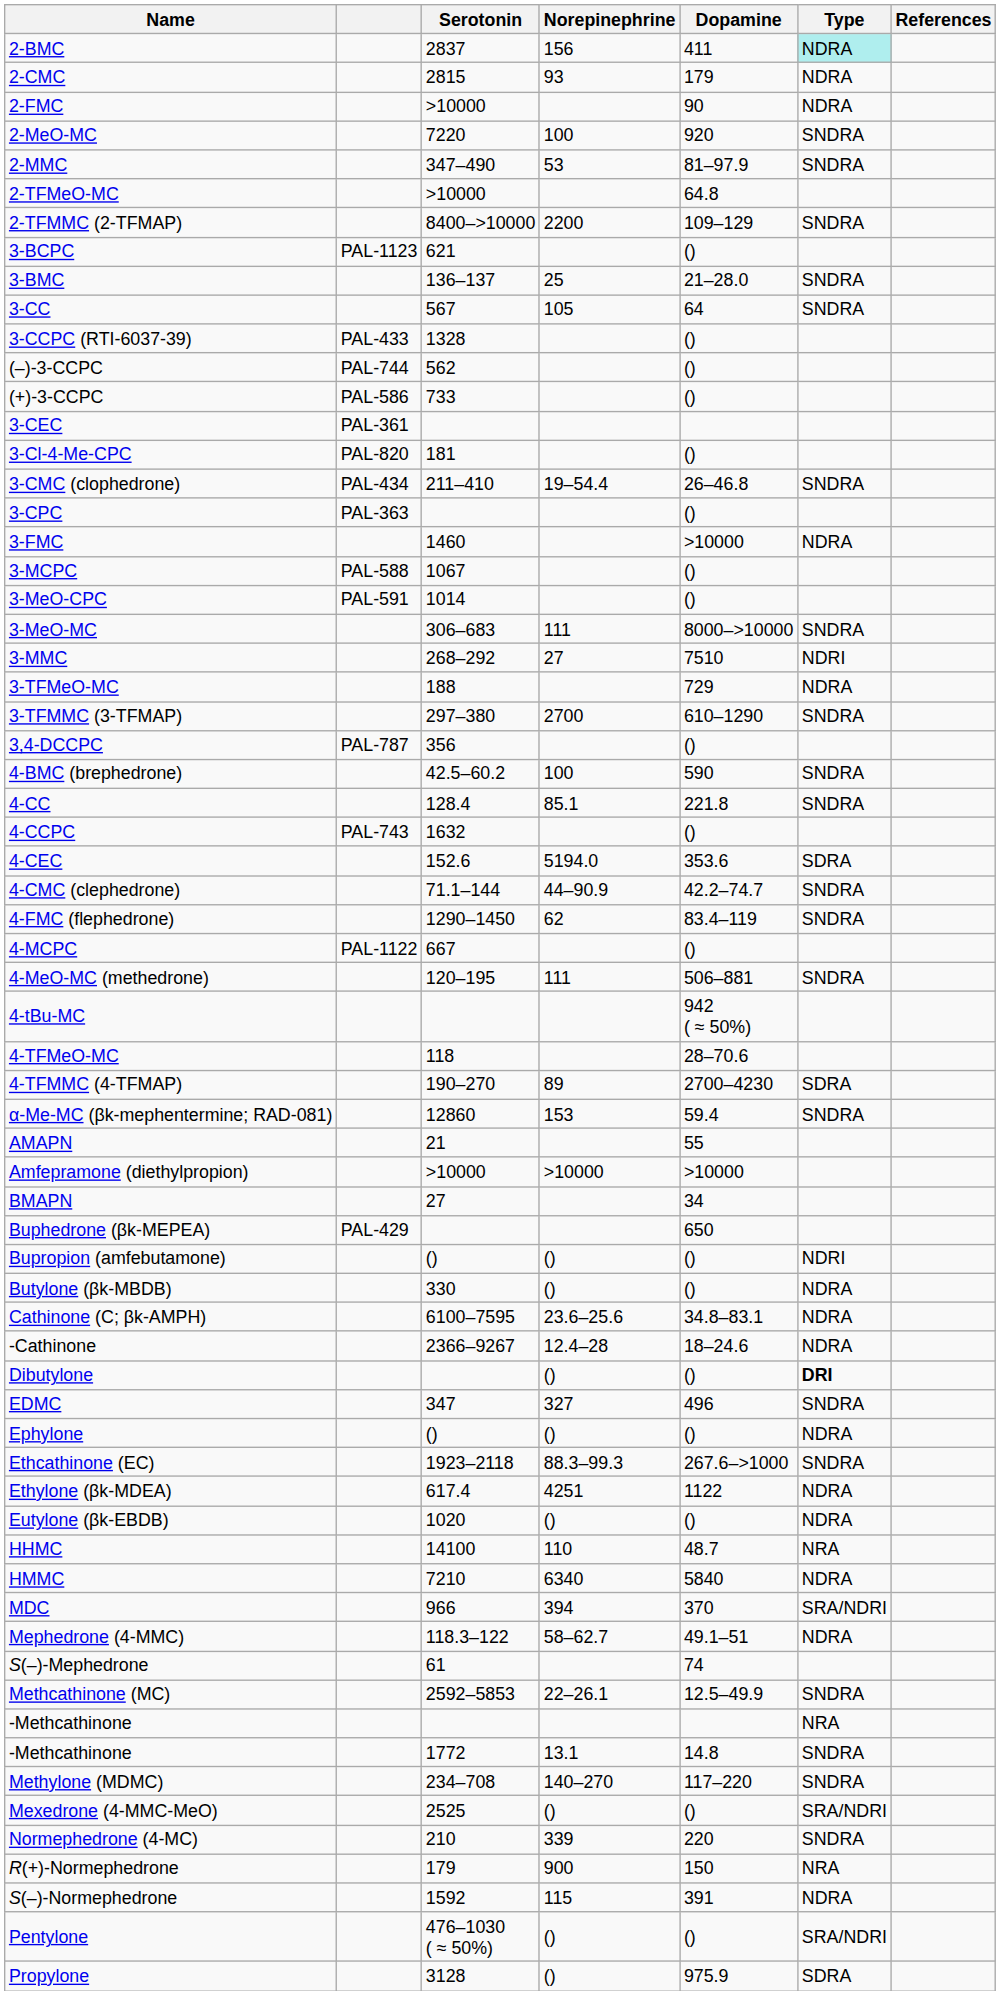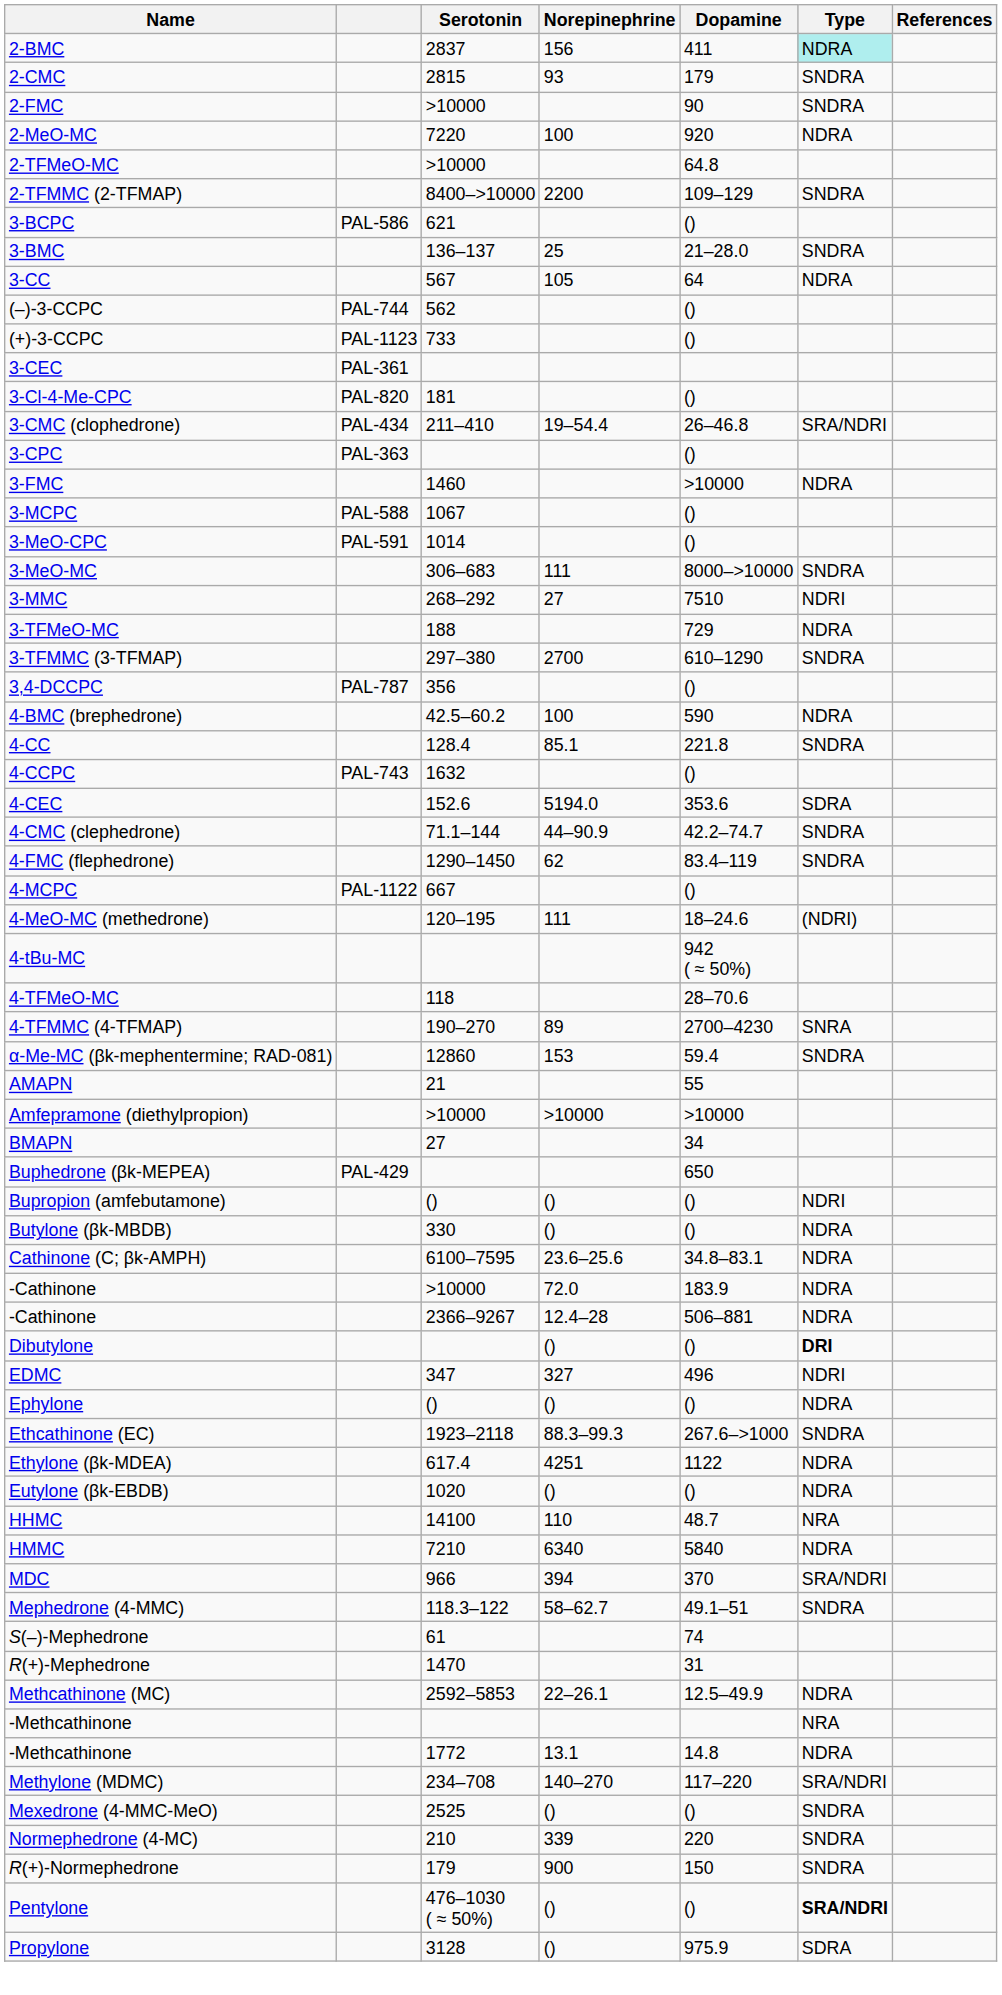(827, 77) NDRA -> (833, 77) SNDRA
(827, 106) NDRA -> (833, 106) SNDRA
(833, 135) SNDRA -> (827, 135) NDRA
- row: (38, 164)
(379, 251) PAL-1123 -> (375, 222) PAL-586
(833, 309) SNDRA -> (827, 280) NDRA
- row: (100, 338)
(375, 397) PAL-586 -> (379, 338) PAL-1123
(833, 484) SNDRA -> (844, 426) SRA/NDRI
(833, 774) SNDRA -> (827, 716) NDRA
(719, 977) 506–881 -> (716, 919) 18–24.6
(833, 977) SNDRA -> (830, 919) (NDRI)
(827, 1085) SDRA -> (827, 1027) SNRA
+ row: (52, 1288)
(716, 1346) 18–24.6 -> (719, 1317) 506–881
(833, 1404) SNDRA -> (824, 1375) NDRI
(827, 1636) NDRA -> (833, 1607) SNDRA
+ row: (79, 1665)
(833, 1694) SNDRA -> (827, 1694) NDRA
(833, 1752) SNDRA -> (827, 1752) NDRA
(833, 1781) SNDRA -> (844, 1781) SRA/NDRI
(844, 1810) SRA/NDRI -> (833, 1810) SNDRA
(821, 1868) NRA -> (833, 1868) SNDRA
- row: (93, 1897)
(844, 1937) normal -> (845, 1908) bold
